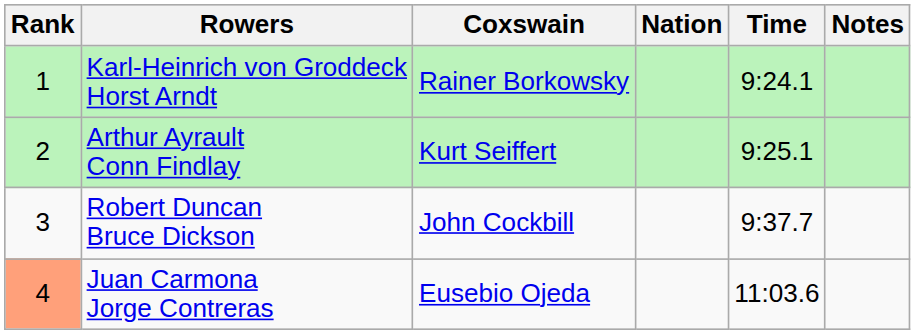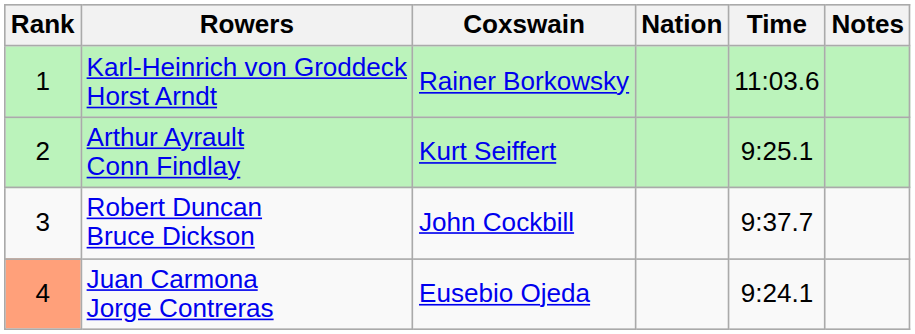(777, 81) 9:24.1 -> (777, 81) 11:03.6
(777, 293) 11:03.6 -> (777, 293) 9:24.1
